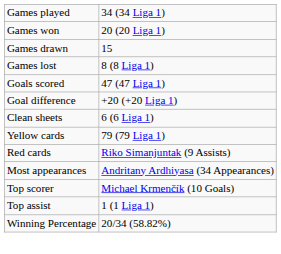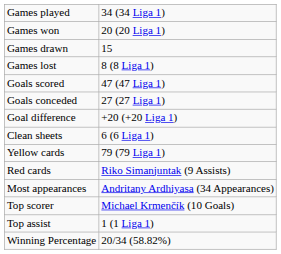+ row: (42, 100)
